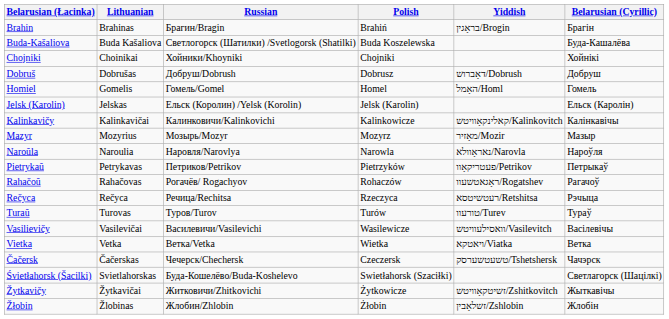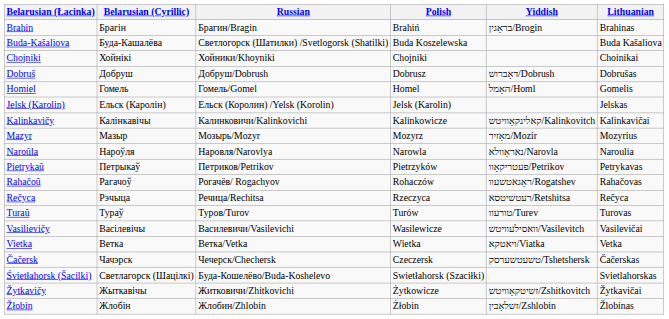columns swapped: (614, 12) <-> (130, 12)
